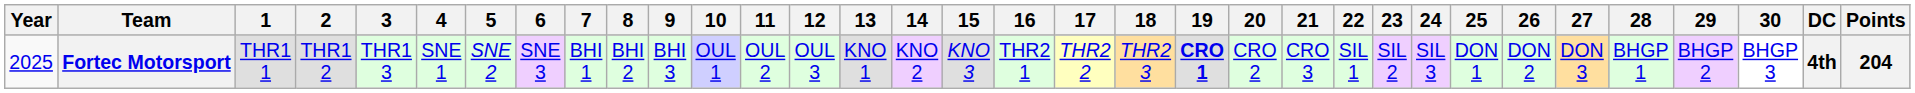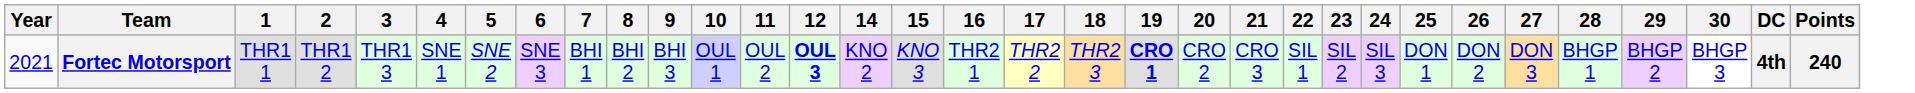- column: (865, 20)
(31, 61) 2025 -> (31, 61) 2021
(815, 61) normal -> (815, 61) bold
(1876, 61) 204 -> (1825, 61) 240
